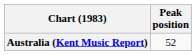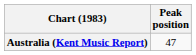(171, 42) 52 -> (171, 42) 47
